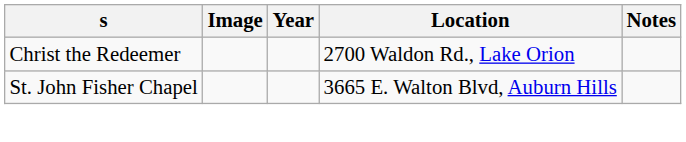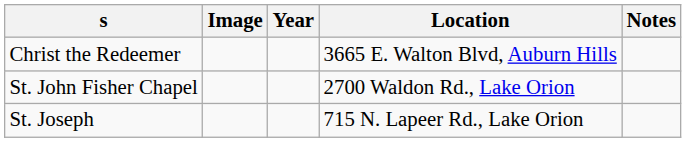(449, 53) 2700 Waldon Rd., Lake Orion -> (470, 53) 3665 E. Walton Blvd, Auburn Hills
(470, 86) 3665 E. Walton Blvd, Auburn Hills -> (449, 86) 2700 Waldon Rd., Lake Orion
+ row: (52, 119)
